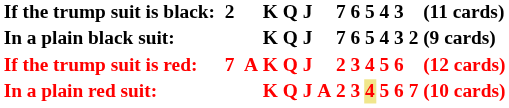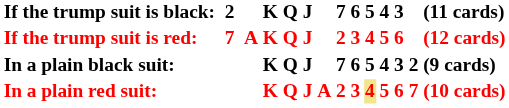rows swapped: (89, 38) <-> (101, 64)
